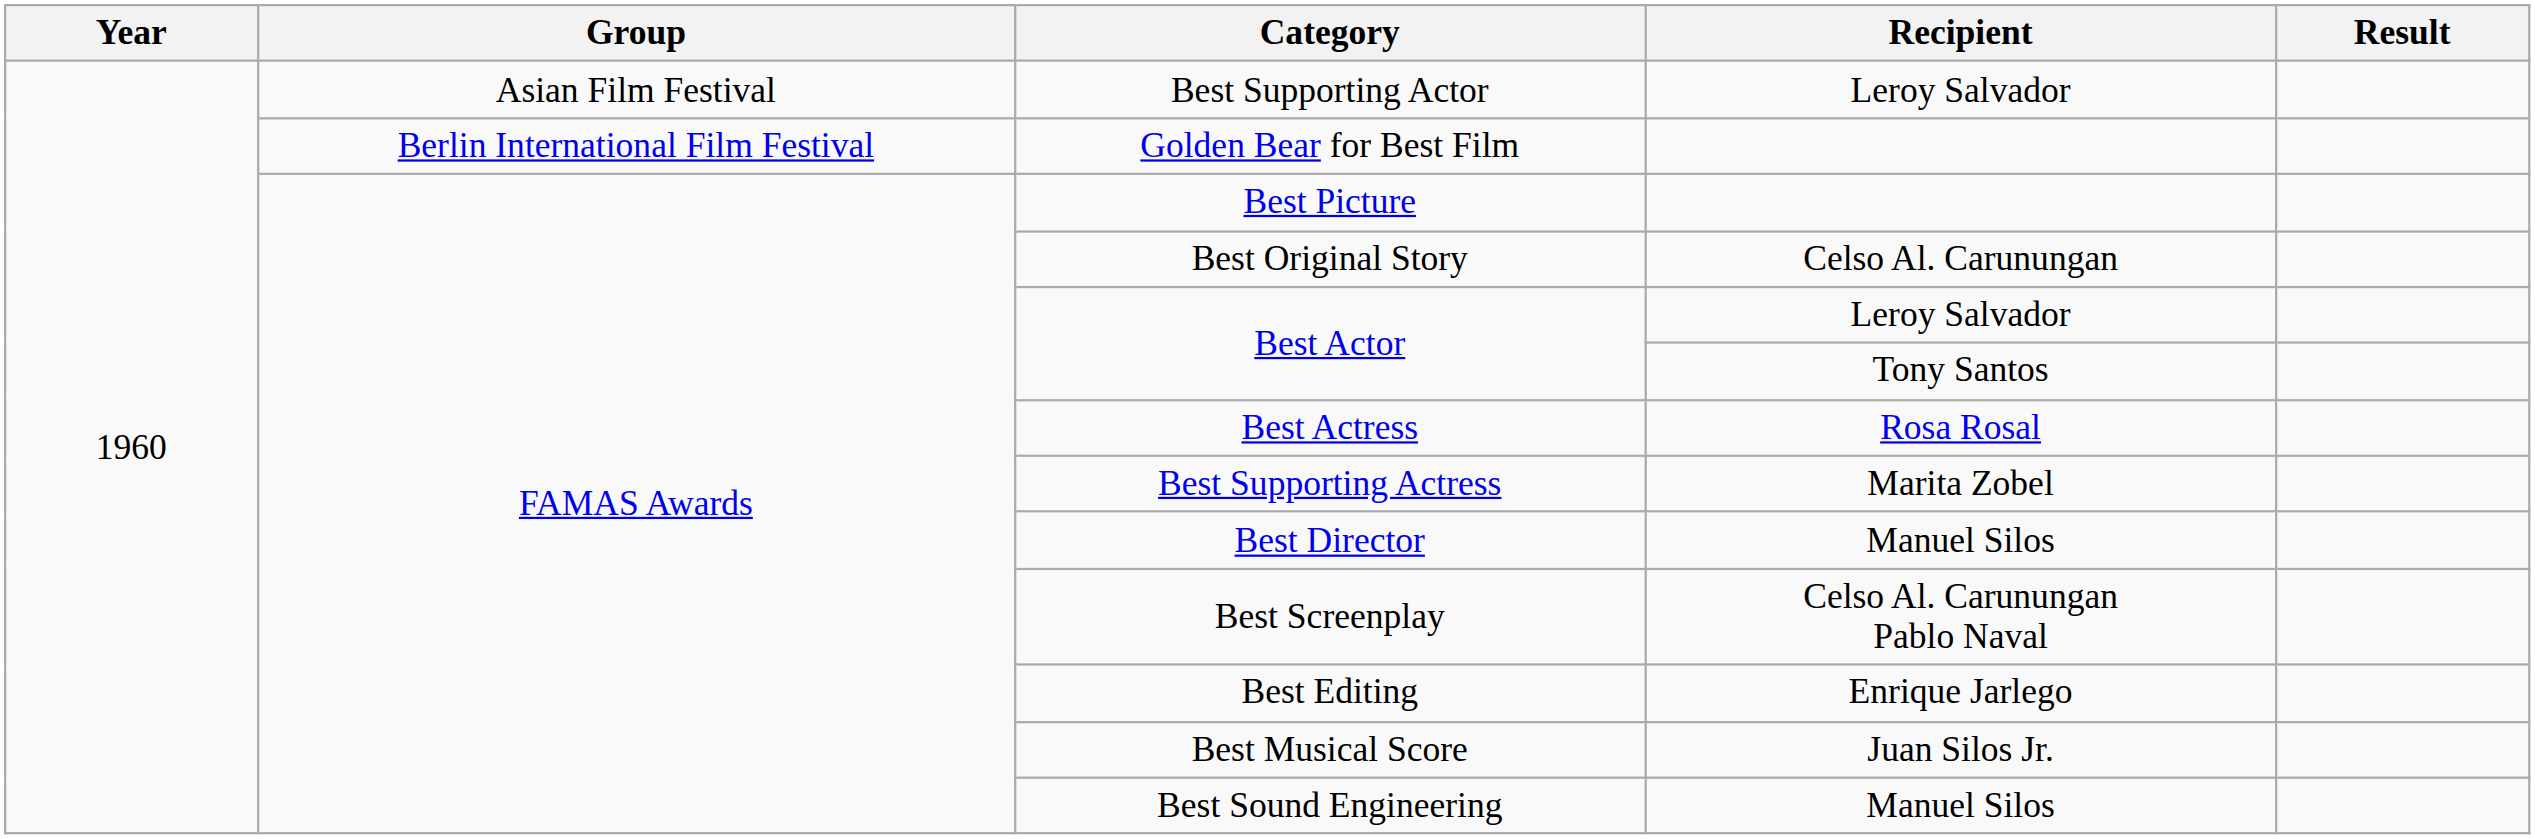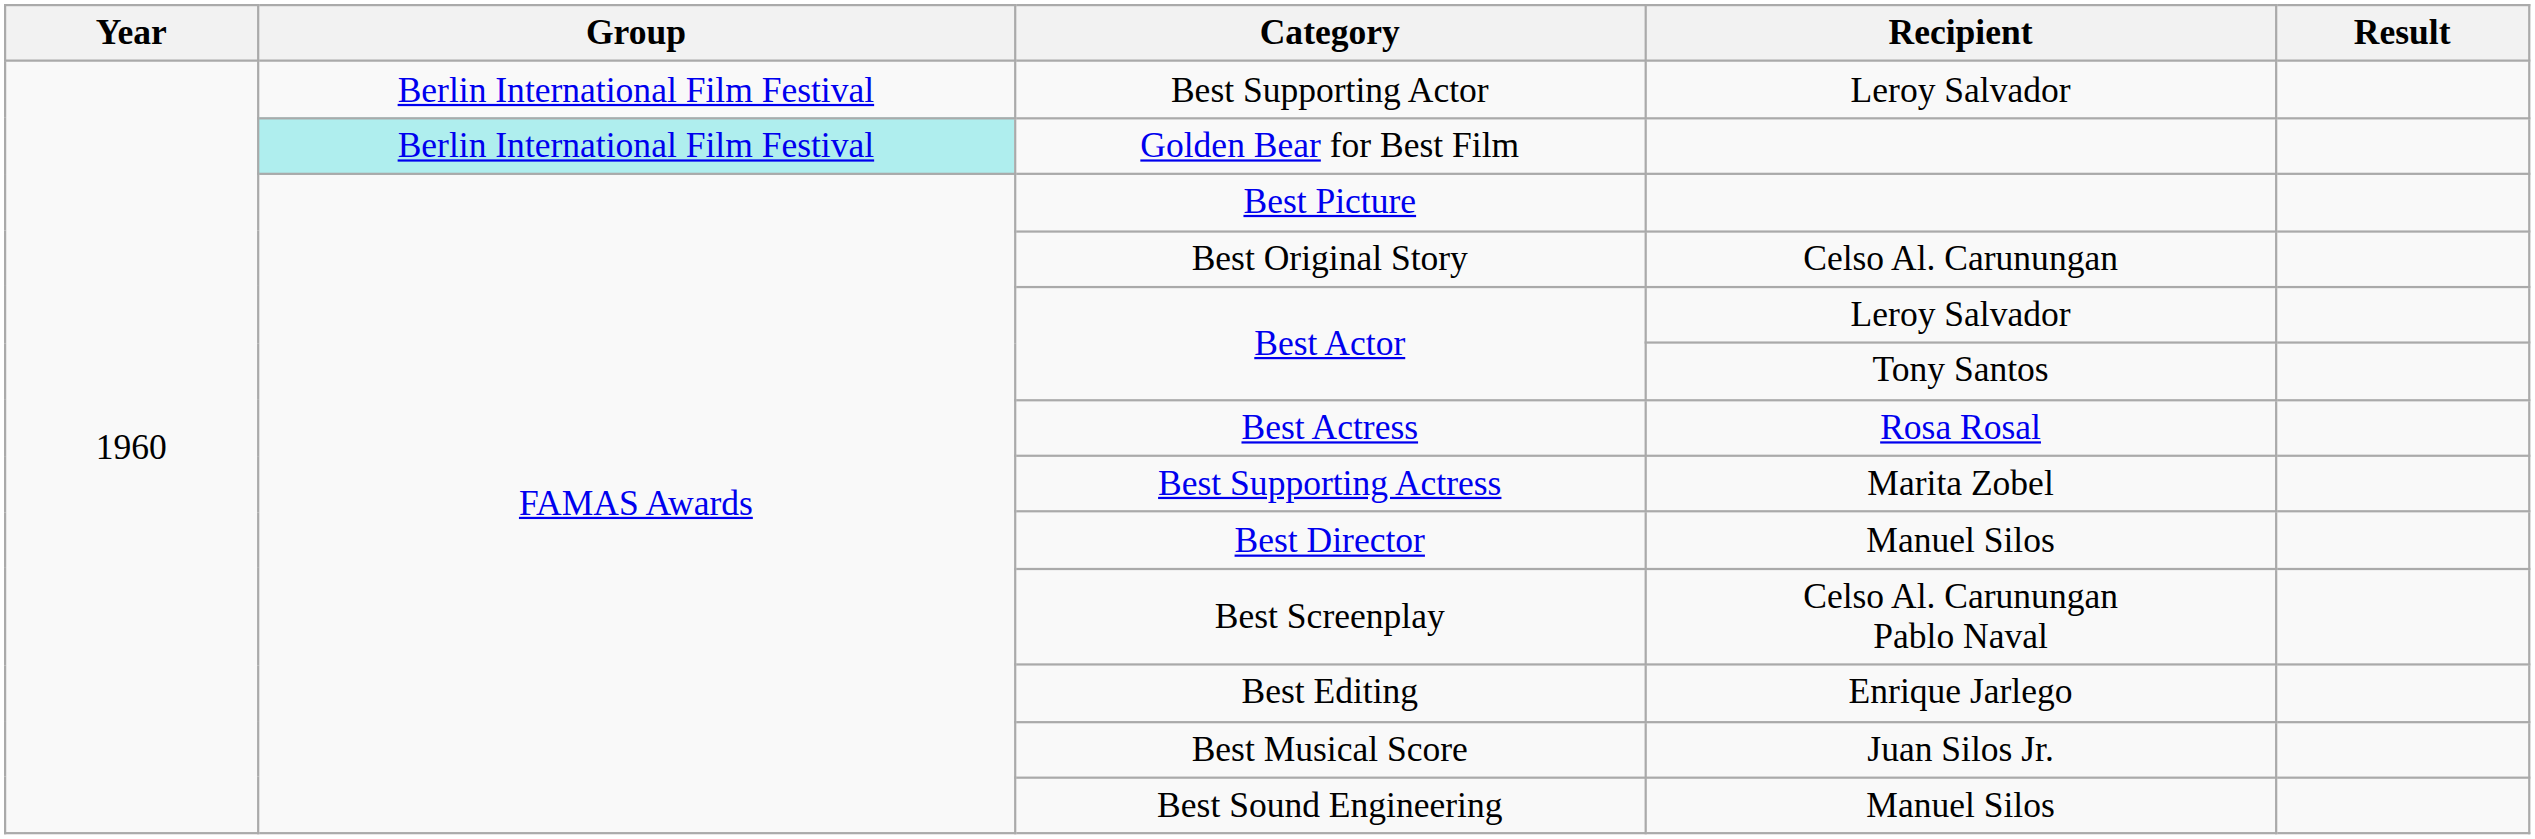(636, 88) Asian Film Festival -> (636, 88) Berlin International Film Festival
(636, 145) no background -> (636, 145) paleturquoise background
